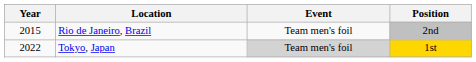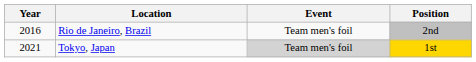(30, 31) 2015 -> (30, 31) 2016
(30, 48) 2022 -> (30, 48) 2021
